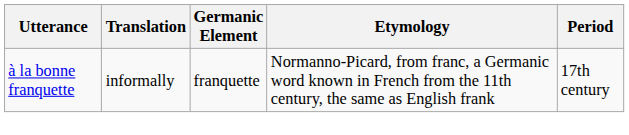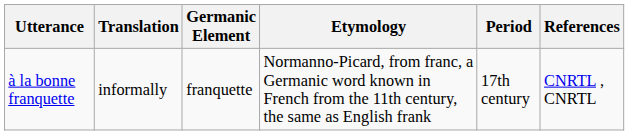+ column: (582, 26)
